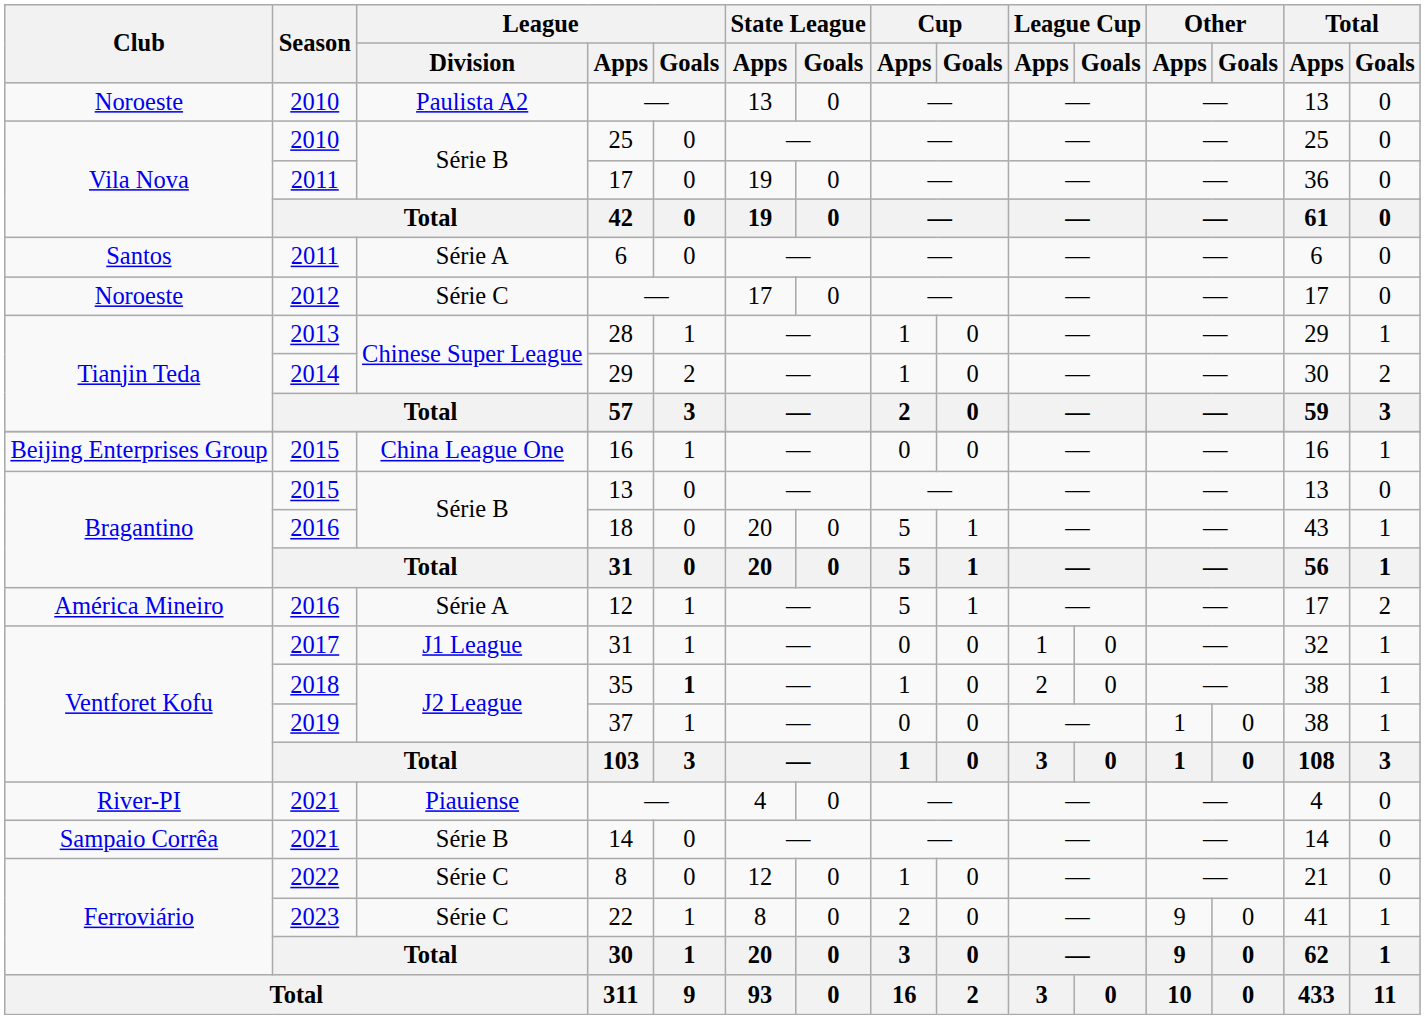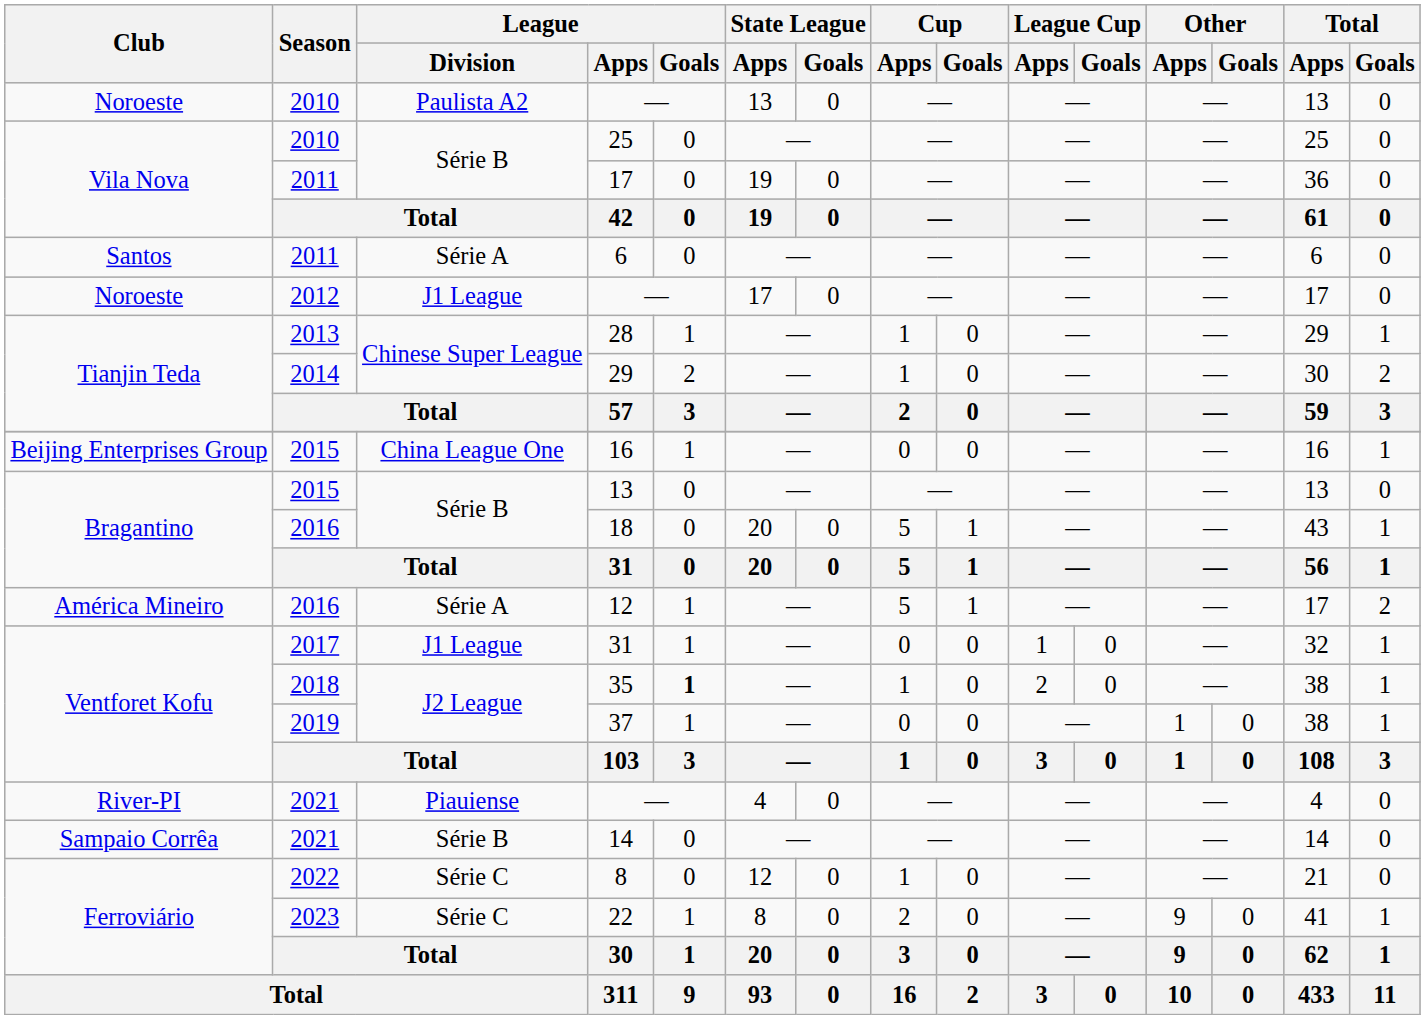(472, 295) Série C -> (472, 295) J1 League
